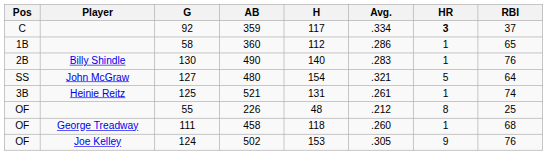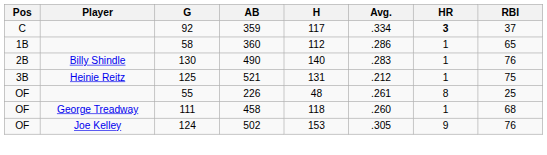- row: (252, 77)
(381, 93) .261 -> (381, 77) .212
(510, 93) 74 -> (510, 77) 75
(381, 110) .212 -> (381, 93) .261
